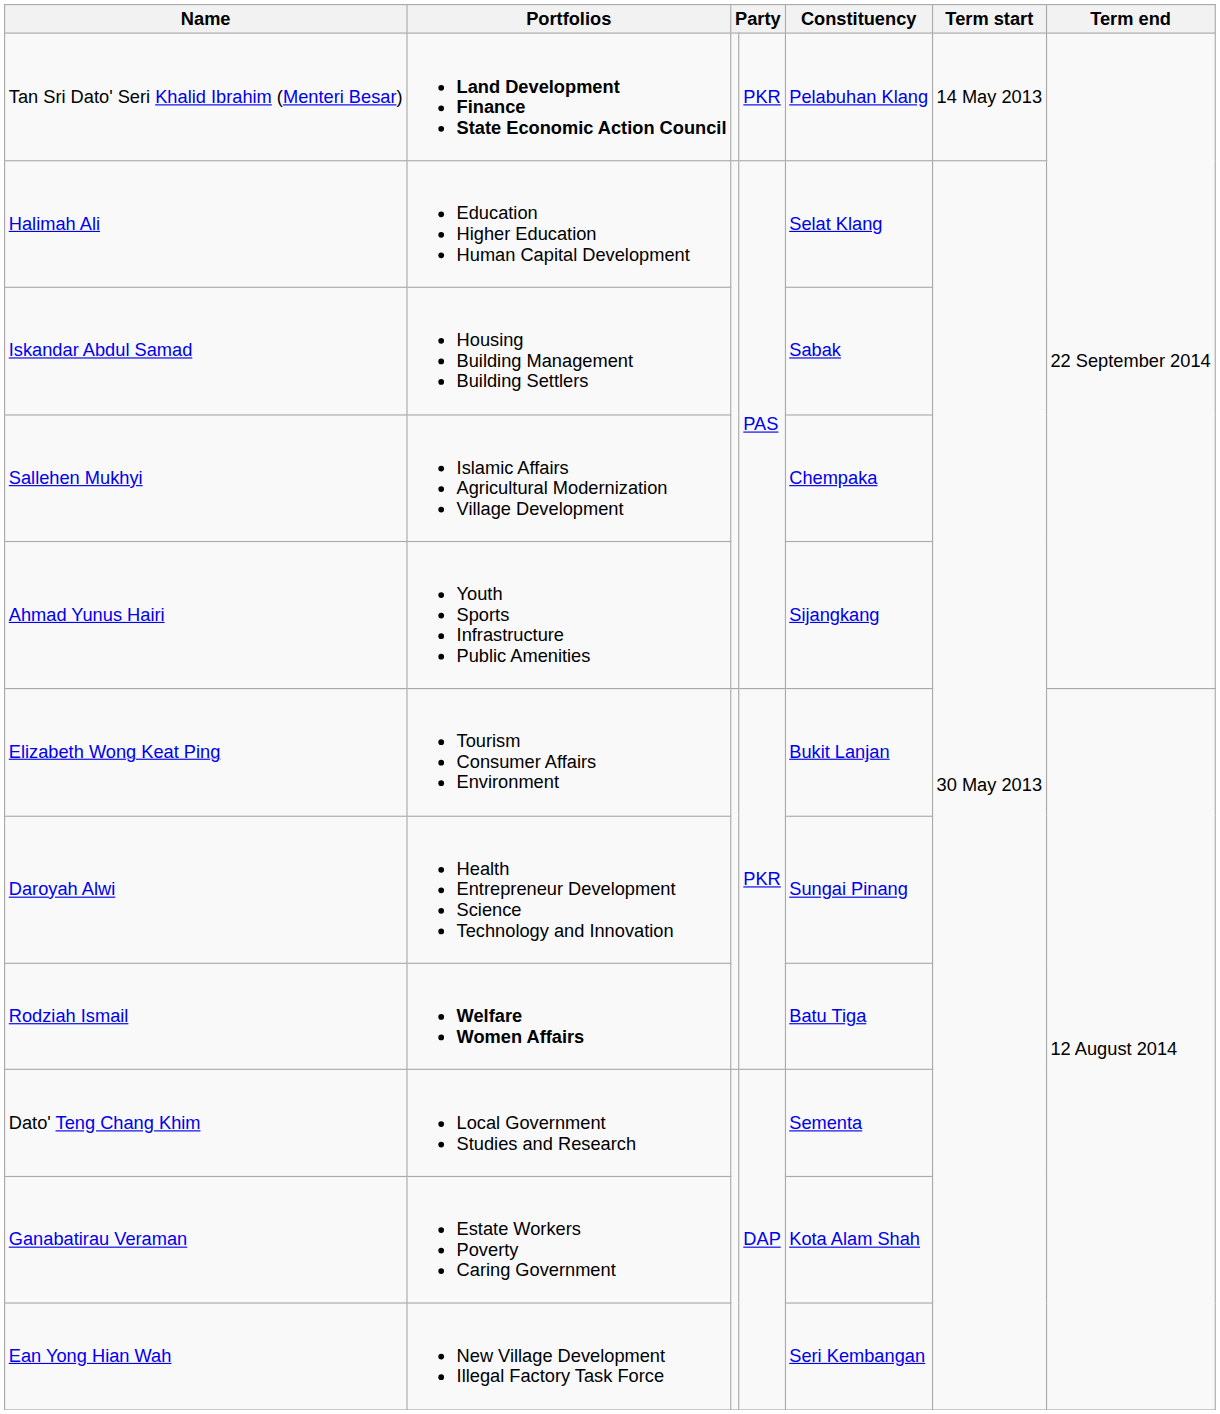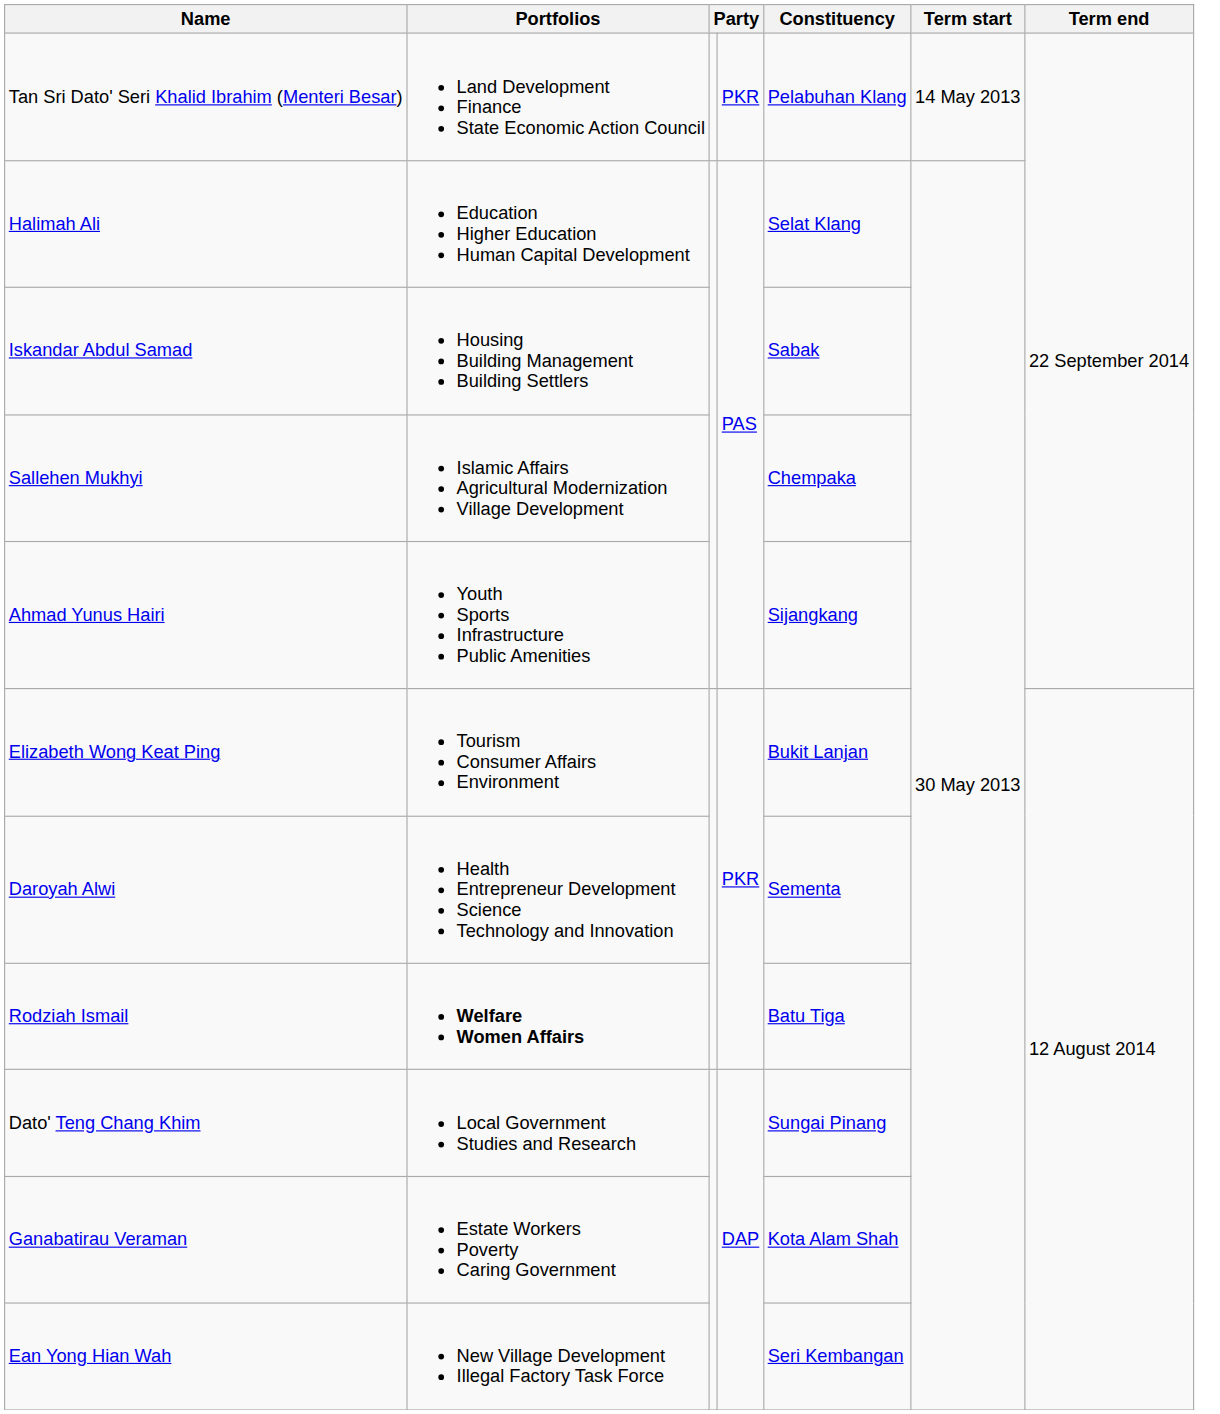(569, 107) bold -> (558, 107) normal
(849, 889) Sungai Pinang -> (804, 889) Sementa
(826, 1122) Sementa -> (827, 1122) Sungai Pinang
